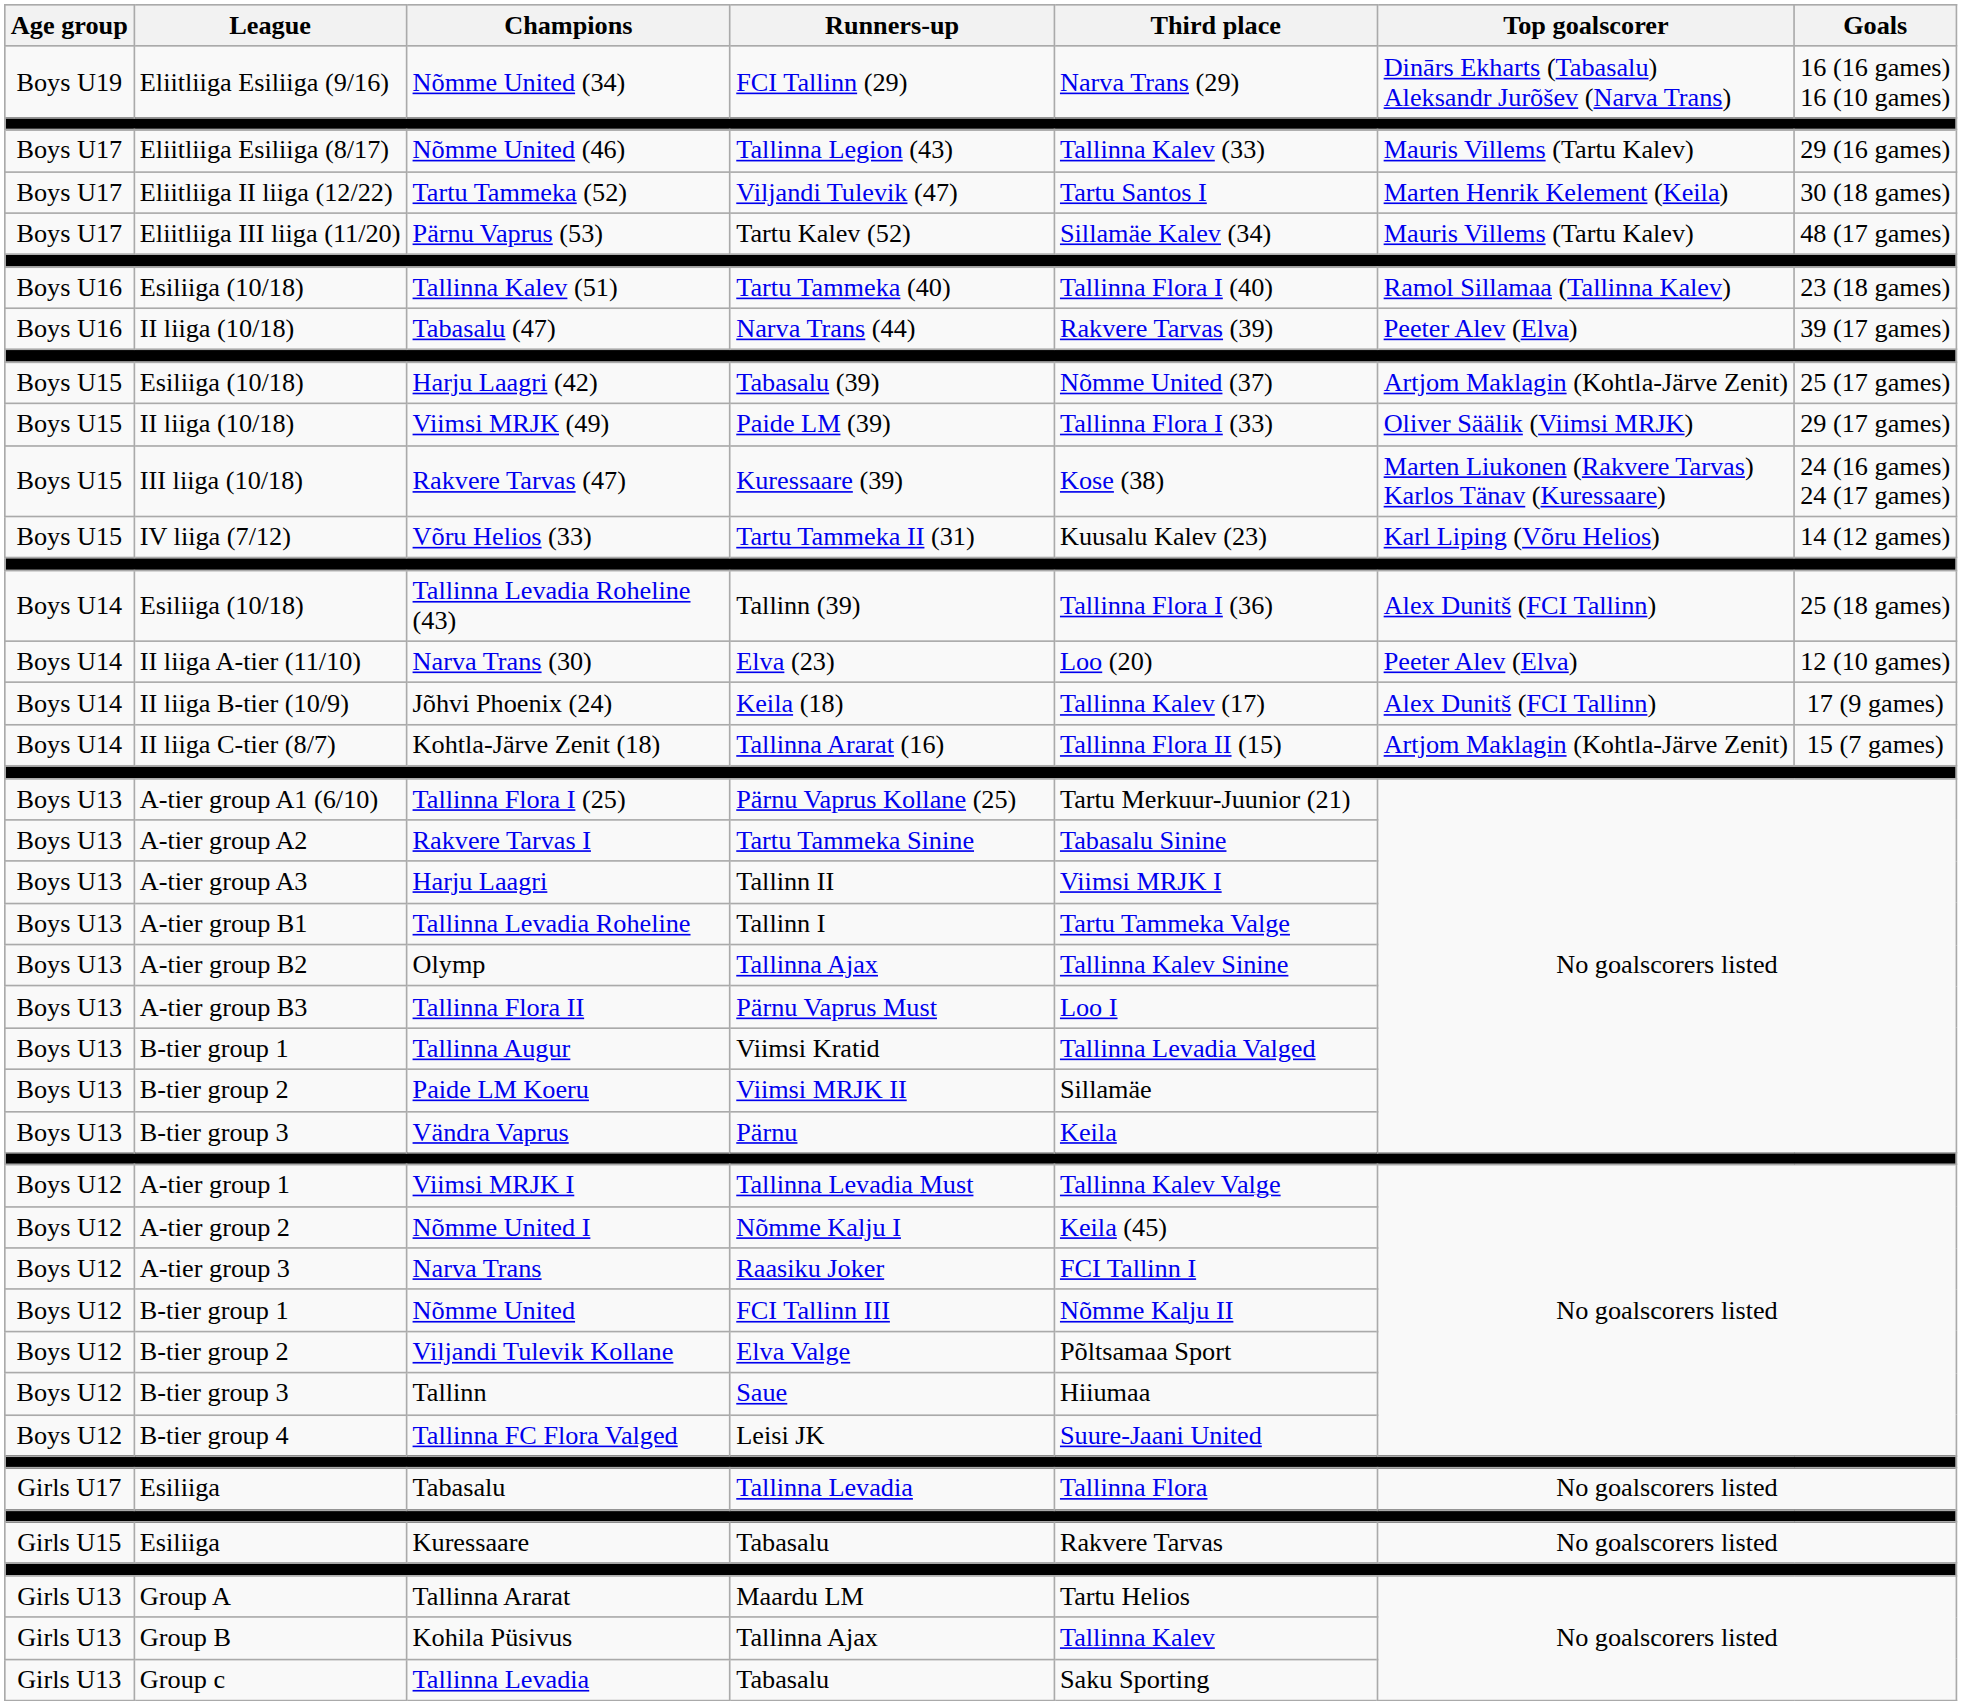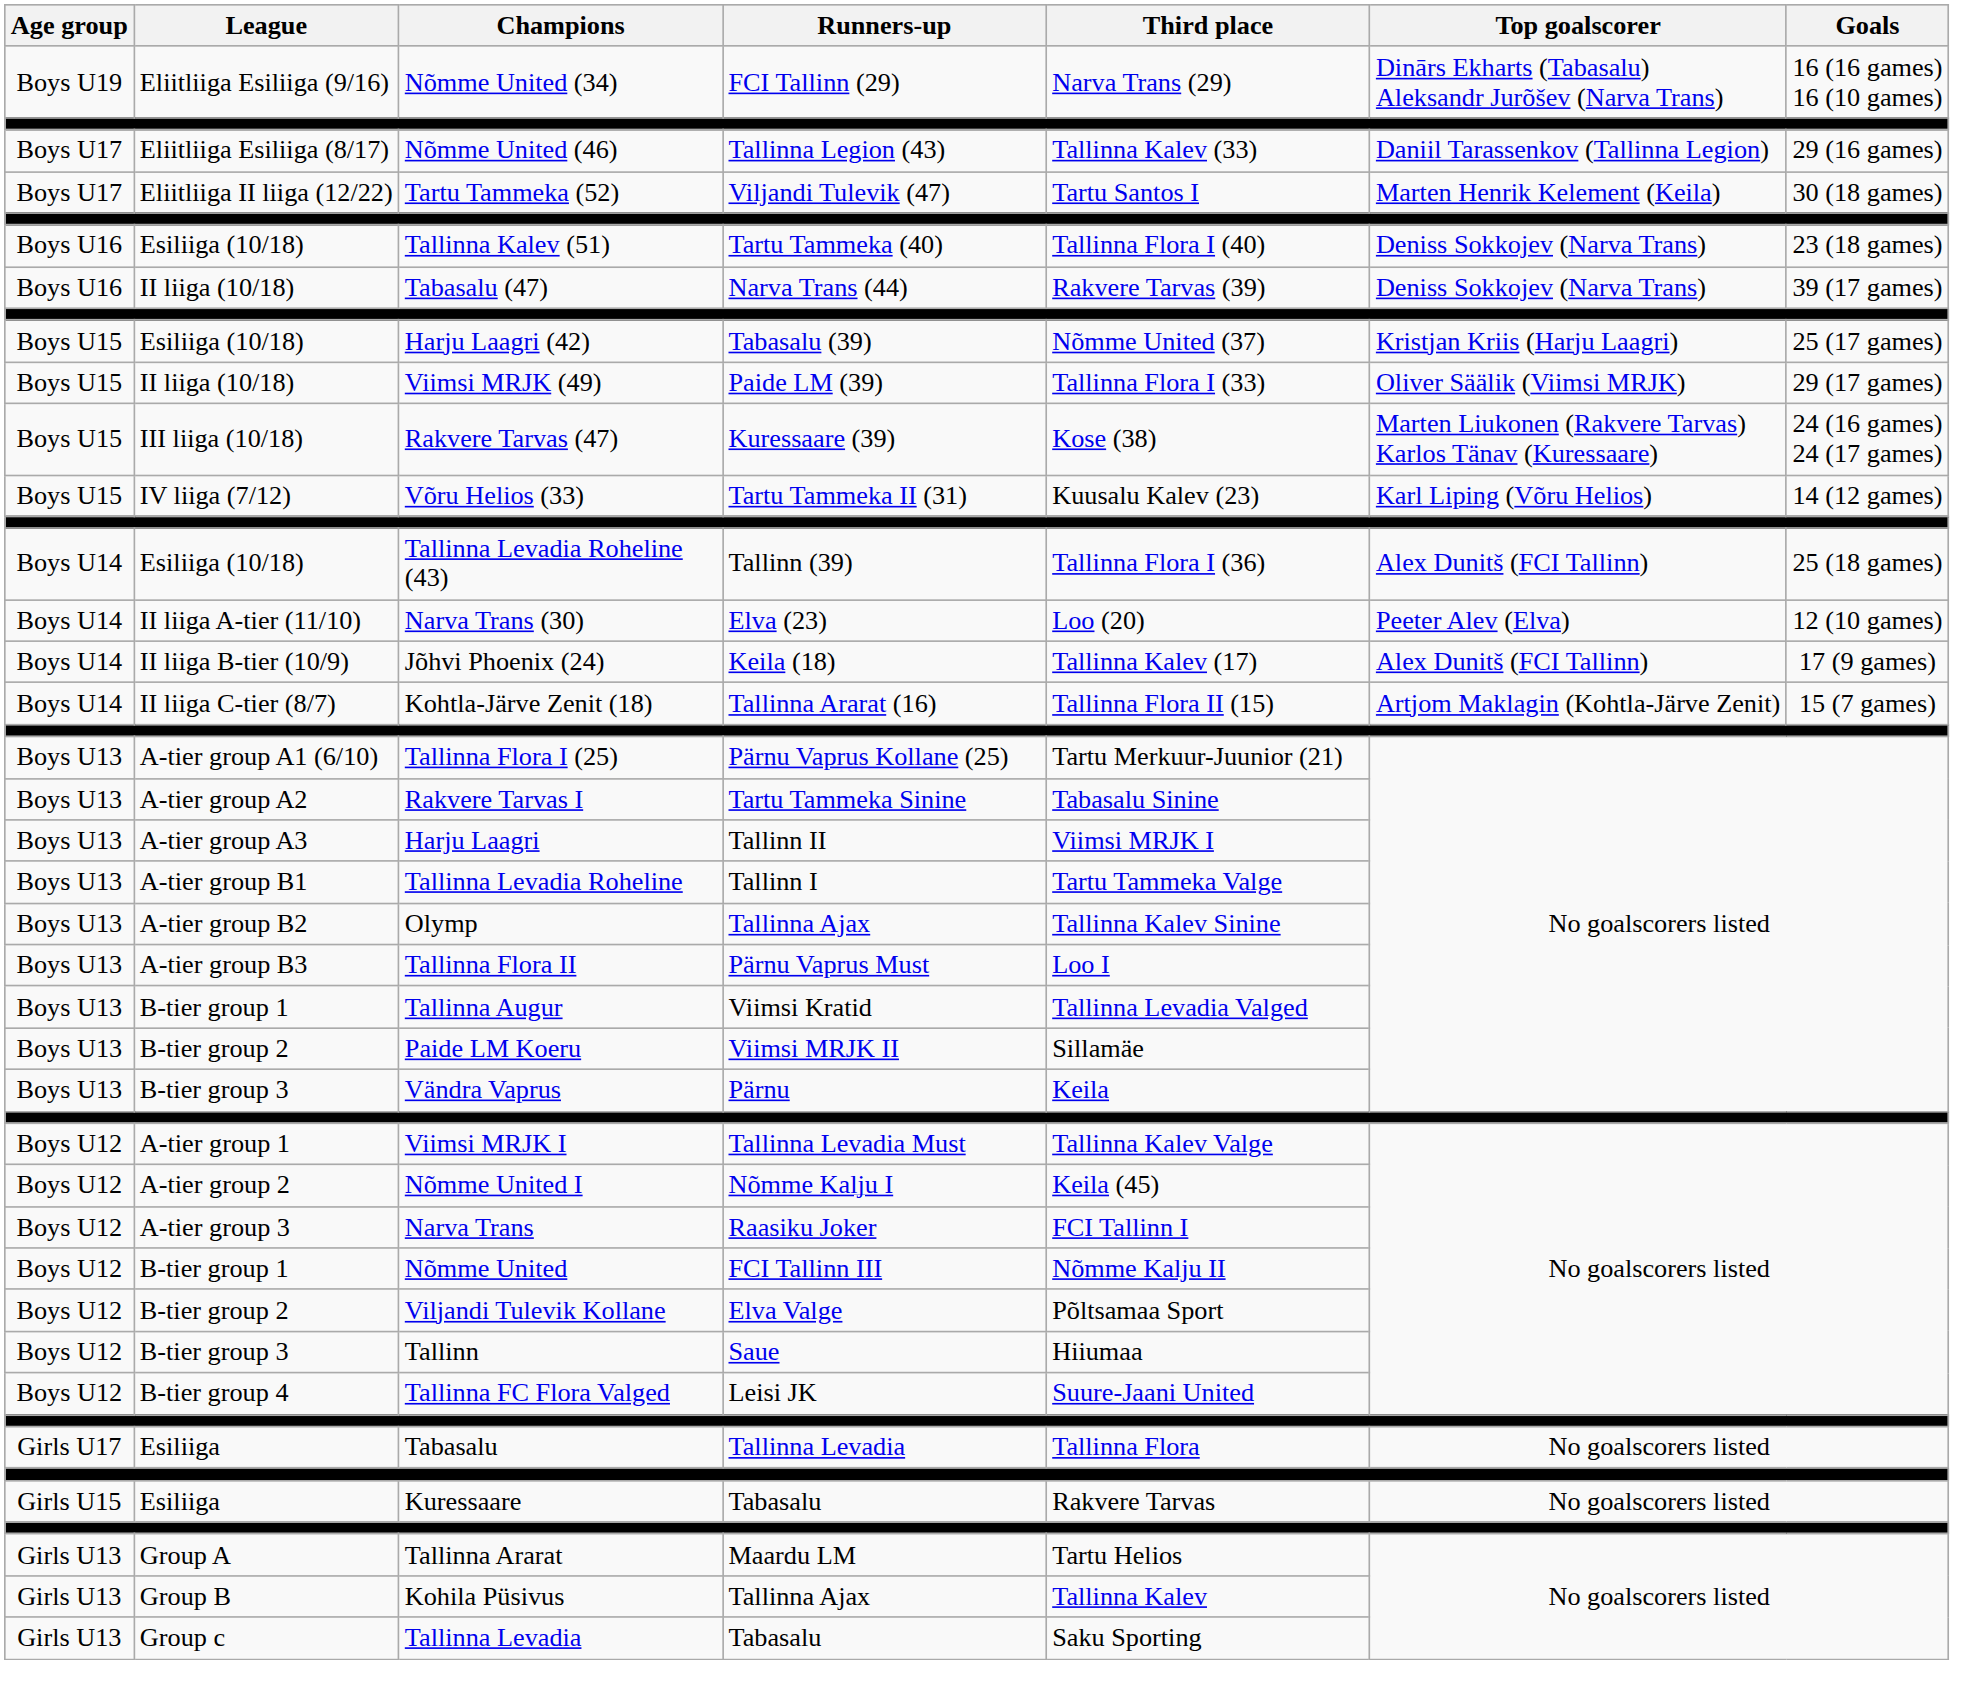(1539, 150) Mauris Villems (Tartu Kalev) -> (1572, 150) Daniil Tarassenkov (Tallinna Legion)
- row: (508, 233)
(1557, 287) Ramol Sillamaa (Tallinna Kalev) -> (1541, 245) Deniss Sokkojev (Narva Trans)
(1481, 328) Peeter Alev (Elva) -> (1541, 287) Deniss Sokkojev (Narva Trans)
(1586, 382) Artjom Maklagin (Kohtla-Järve Zenit) -> (1527, 340) Kristjan Kriis (Harju Laagri)
